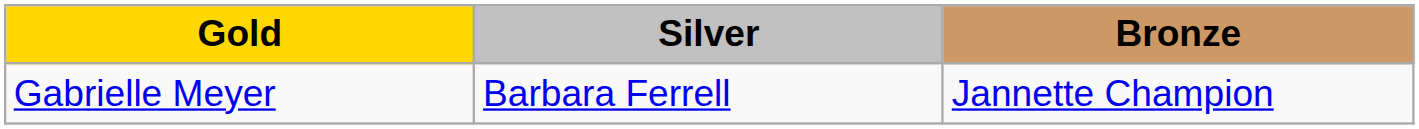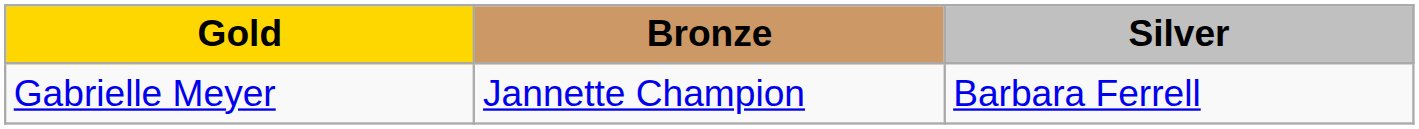columns swapped: (709, 33) <-> (1178, 33)
